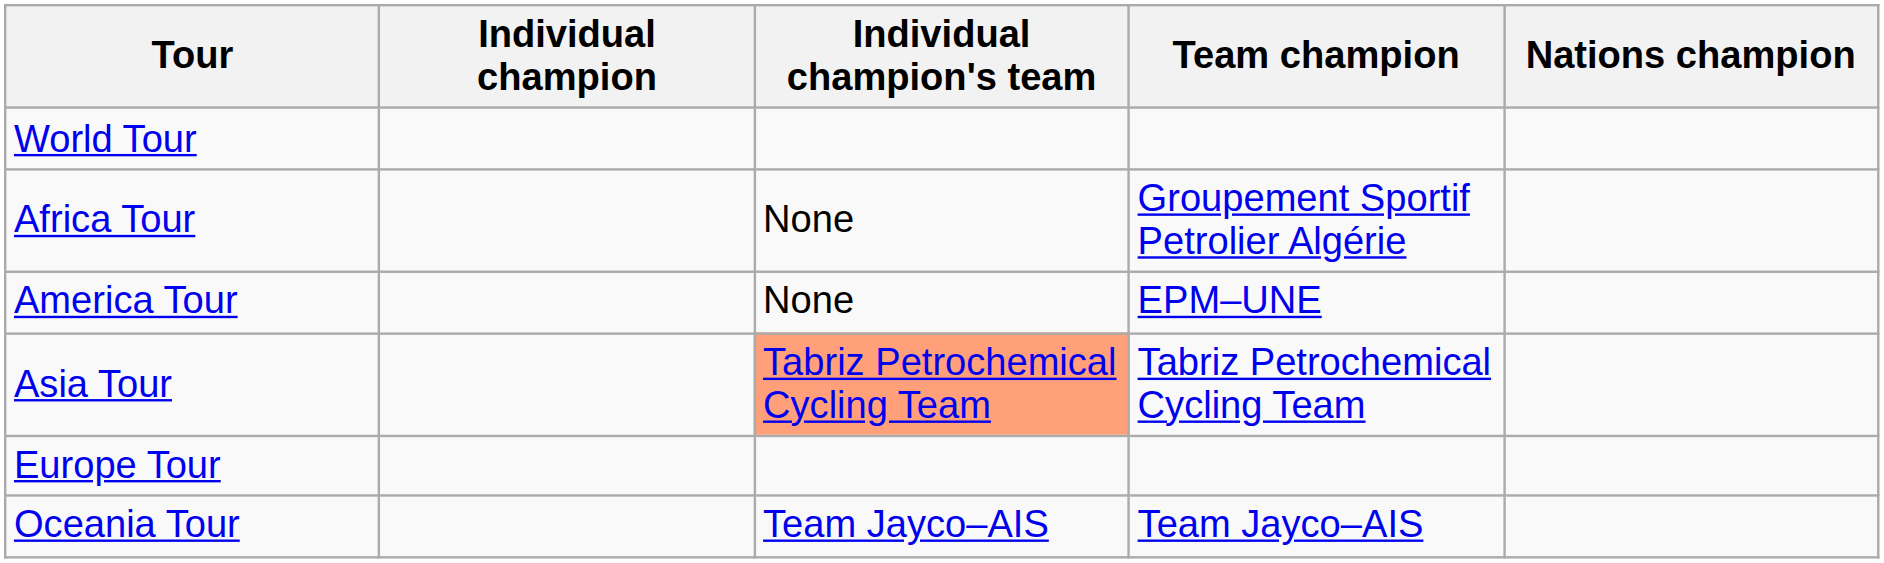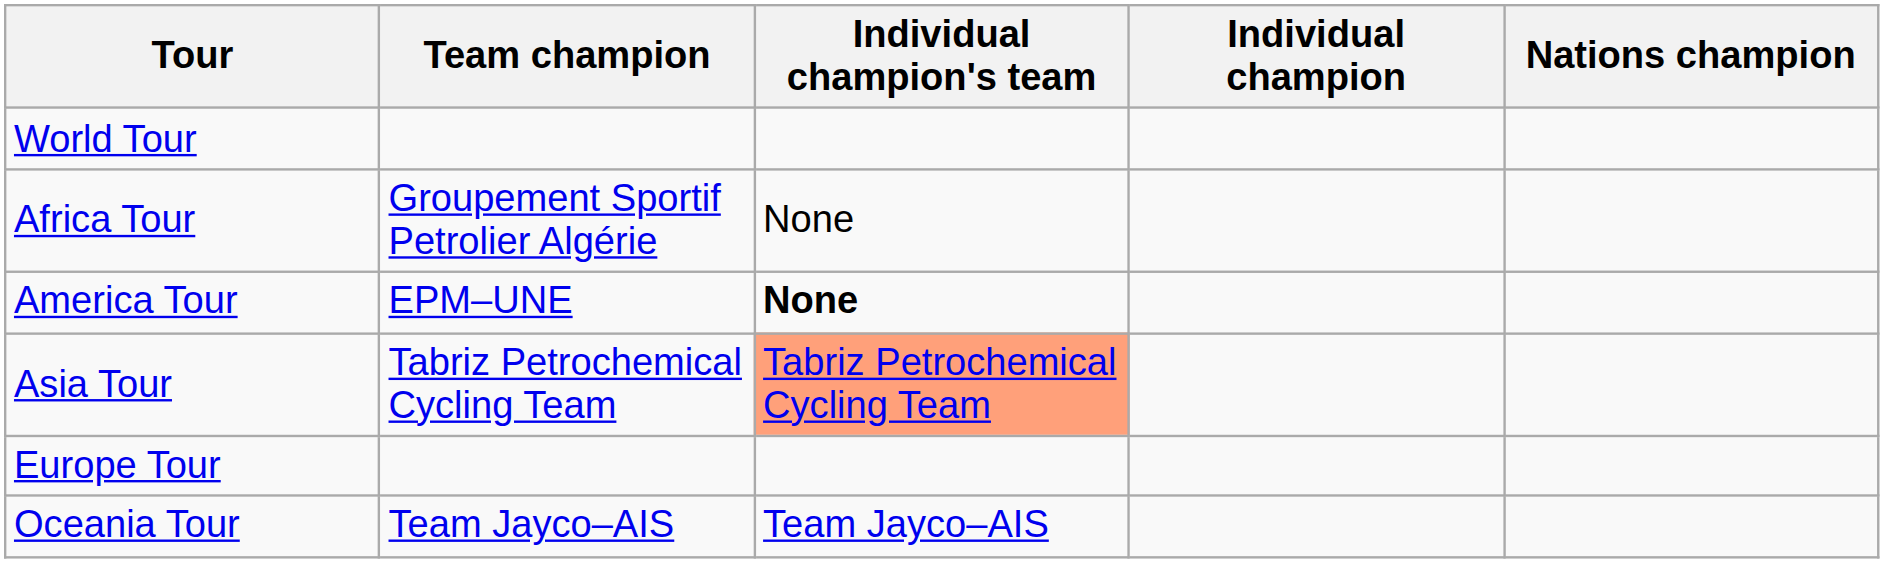columns swapped: (567, 56) <-> (1316, 56)
(809, 301) normal -> (811, 301) bold
